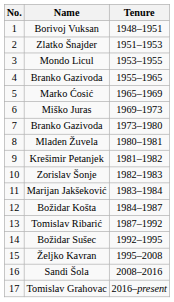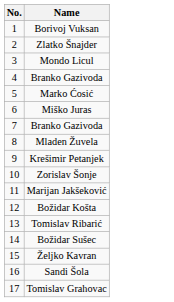- column: (139, 12)
